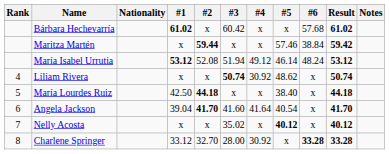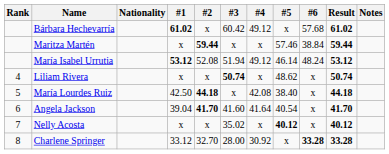(260, 28) x -> (260, 28) 49.12
(342, 44) 59.42 -> (342, 44) 59.44
(260, 76) 30.92 -> (260, 76) x
(260, 92) x -> (260, 92) 42.08
